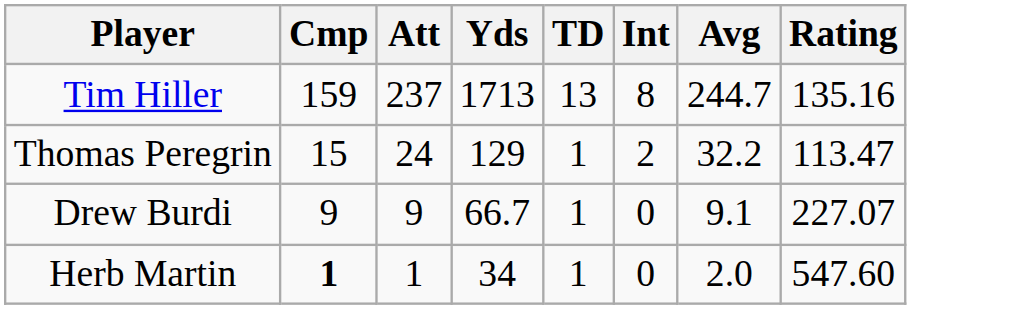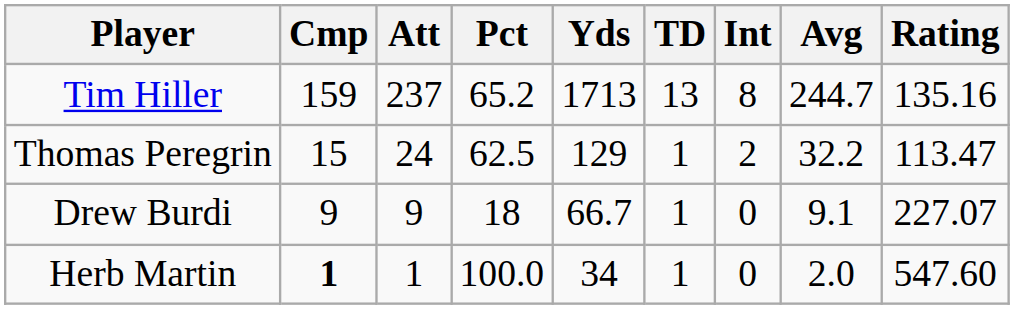+ column: (502, 34)
